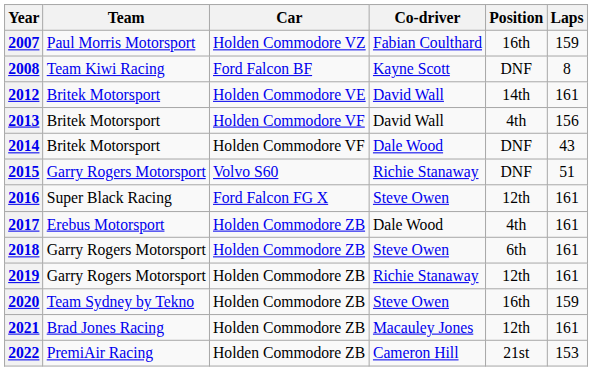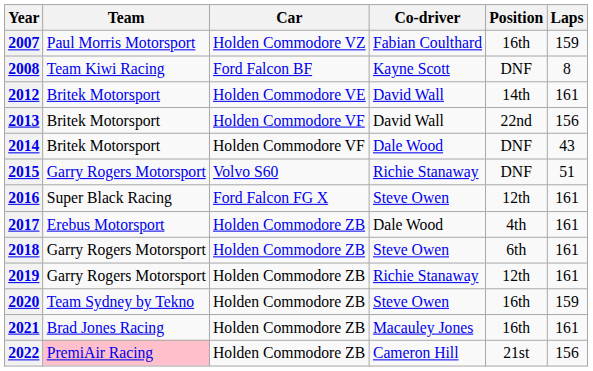(516, 120) 4th -> (516, 120) 22nd
(516, 327) 12th -> (516, 327) 16th
(100, 353) no background -> (100, 353) pink background
(567, 353) 153 -> (567, 353) 156
